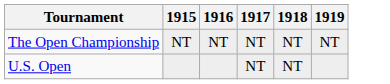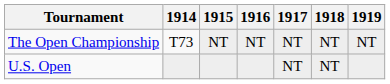+ column: (181, 17)
